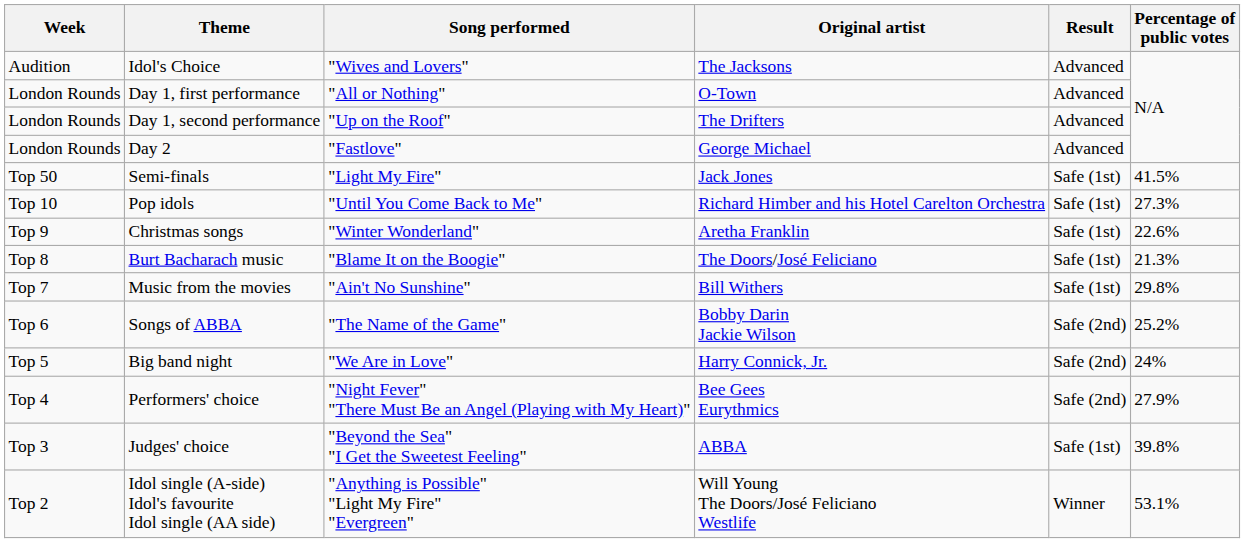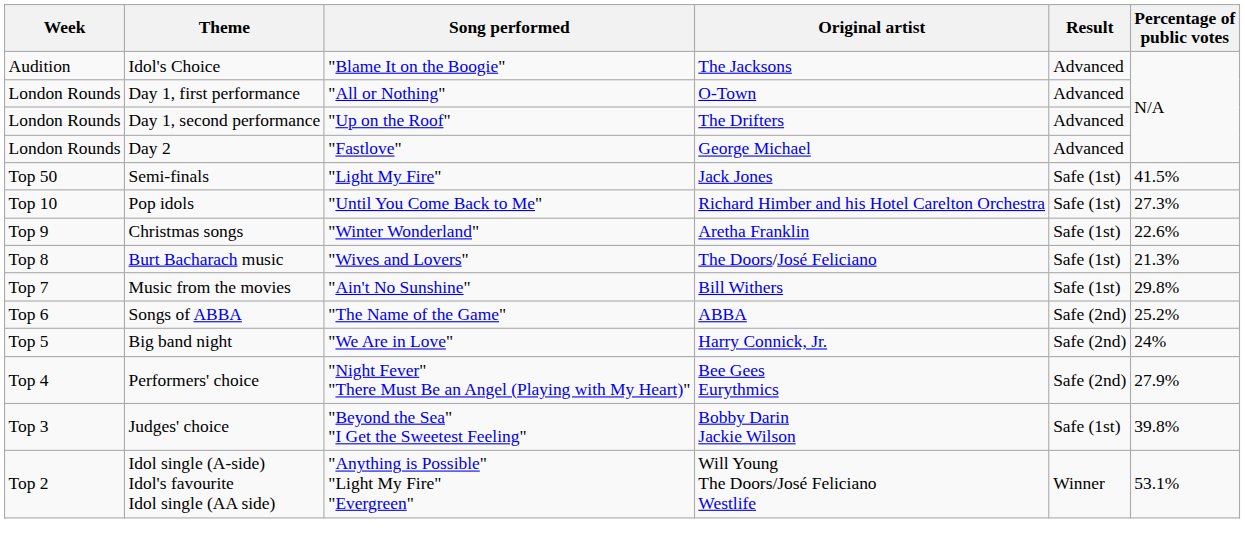(399, 65) "Wives and Lovers" -> (417, 65) "Blame It on the Boogie"
(417, 259) "Blame It on the Boogie" -> (399, 259) "Wives and Lovers"
(747, 324) Bobby Darin Jackie Wilson -> (723, 314) ABBA
(723, 446) ABBA -> (747, 426) Bobby Darin Jackie Wilson
